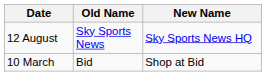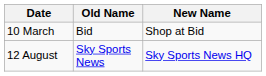rows swapped: (31, 62) <-> (32, 37)
